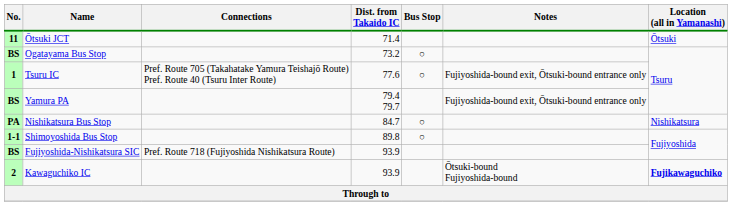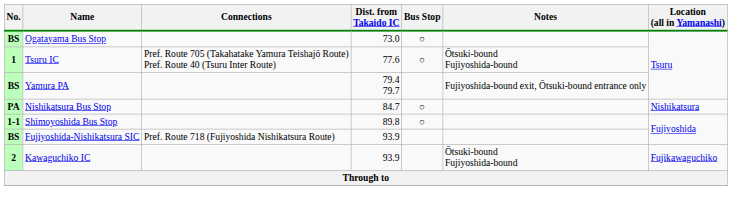- row: (47, 39)
(391, 54) 73.2 -> (391, 39) 73.0
(546, 75) Fujiyoshida-bound exit, Ōtsuki-bound entrance only -> (481, 59) Ōtsuki-bound Fujiyoshida-bound
(686, 172) bold -> (684, 157) normal
